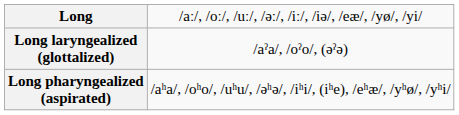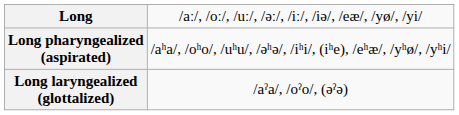rows swapped: (76, 48) <-> (76, 89)
